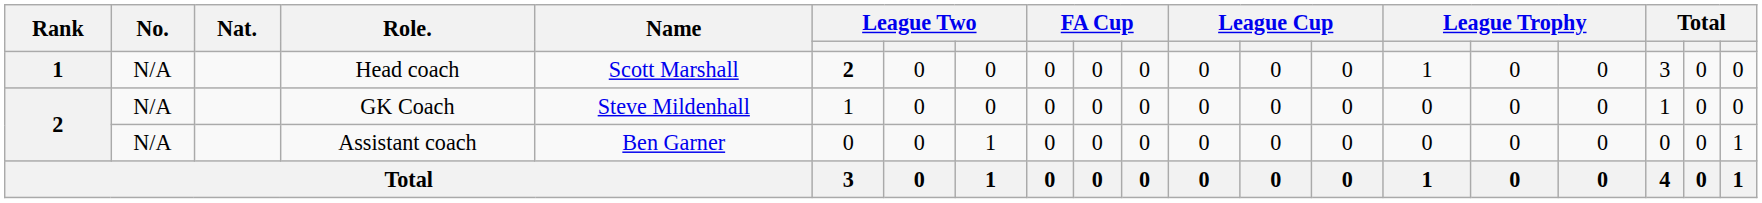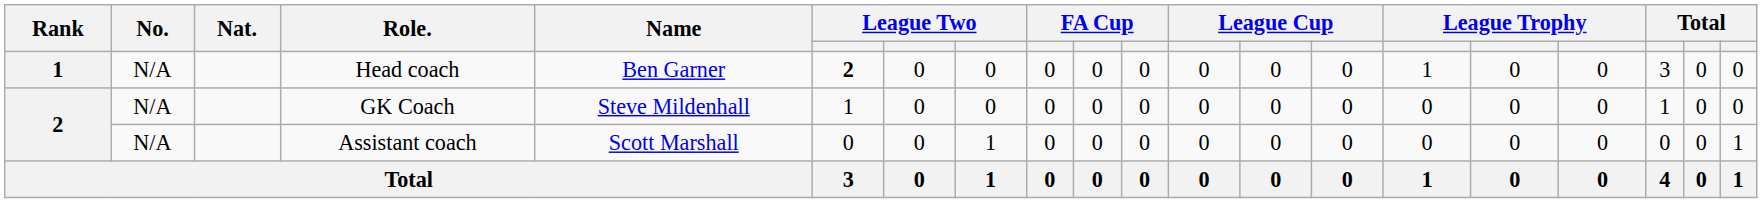(674, 69) Scott Marshall -> (674, 69) Ben Garner
(674, 143) Ben Garner -> (674, 143) Scott Marshall
